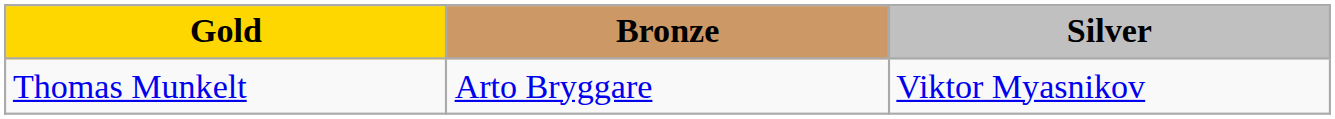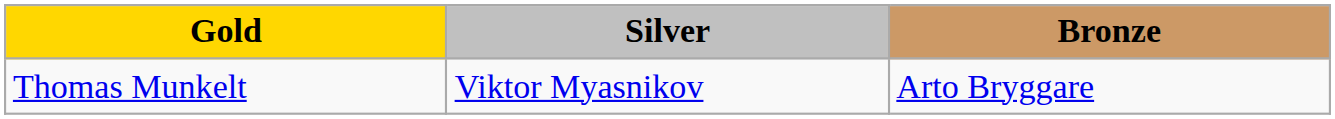columns swapped: (1109, 31) <-> (668, 31)
